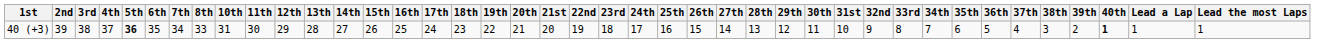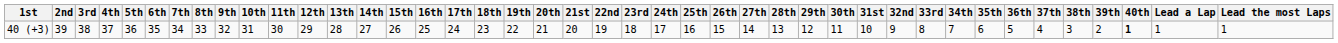+ column: (227, 13)
(131, 30) bold -> (131, 30) normal
